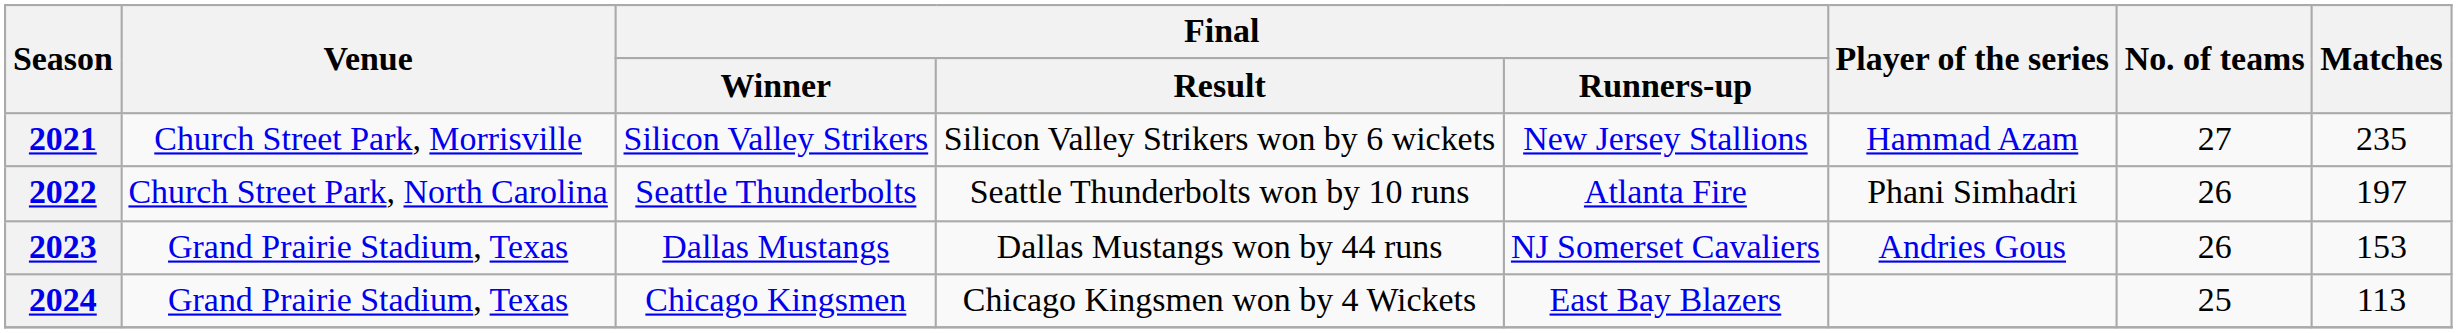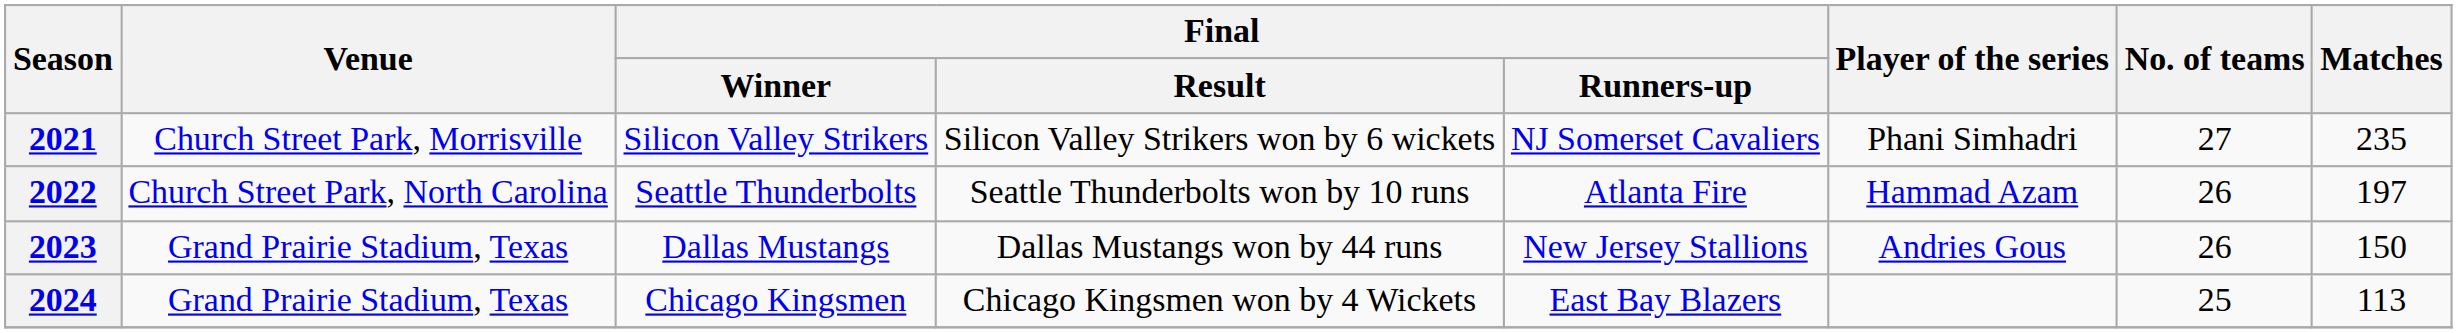(1665, 138) New Jersey Stallions -> (1665, 138) NJ Somerset Cavaliers
(1972, 138) Hammad Azam -> (1972, 138) Phani Simhadri
(1972, 192) Phani Simhadri -> (1972, 192) Hammad Azam
(1665, 246) NJ Somerset Cavaliers -> (1665, 246) New Jersey Stallions
(2381, 246) 153 -> (2381, 246) 150
